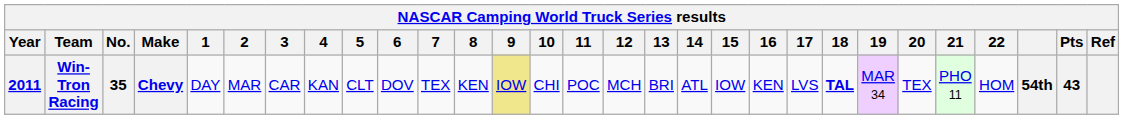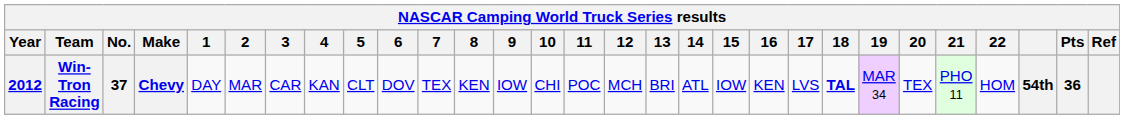(25, 85) 2011 -> (25, 85) 2012
(118, 85) 35 -> (119, 85) 37
(511, 85) khaki background -> (512, 85) no background
(1072, 85) 43 -> (1073, 85) 36
